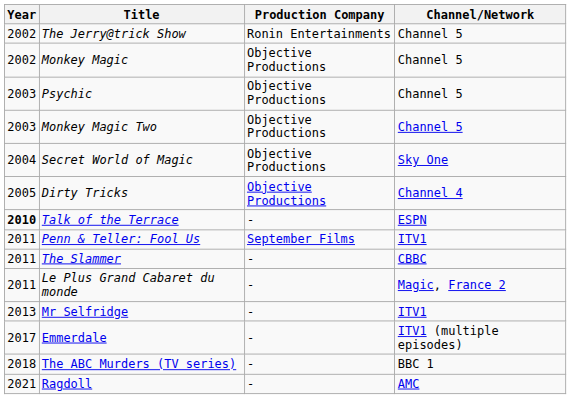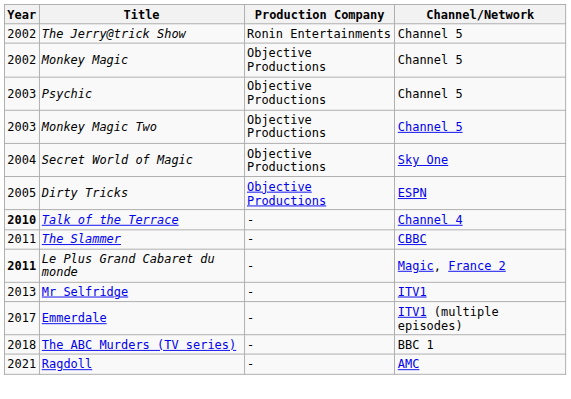(430, 193) Channel 4 -> (412, 193) ESPN
(412, 220) ESPN -> (430, 220) Channel 4
- row: (121, 239)
(22, 285) normal -> (22, 266) bold
